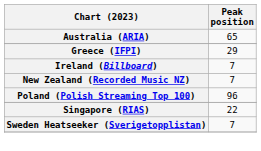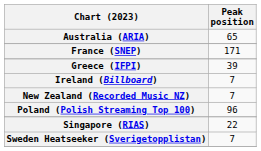+ row: (106, 51)
(232, 51) 29 -> (232, 66) 39
